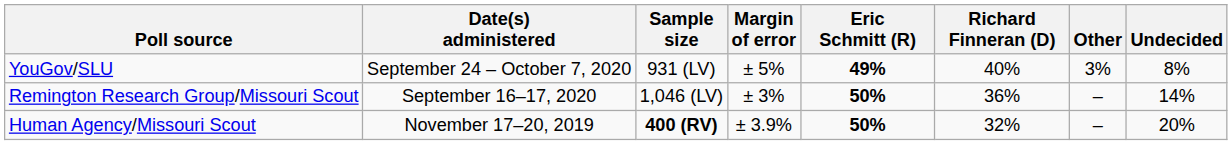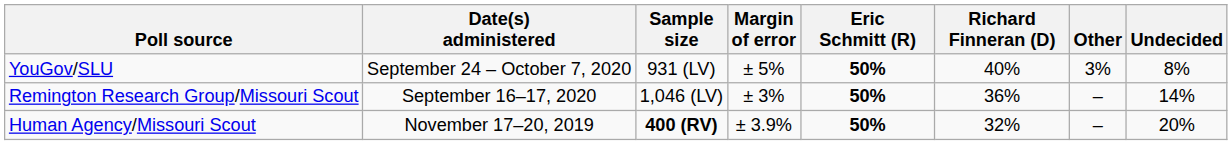(868, 68) 49% -> (868, 68) 50%
